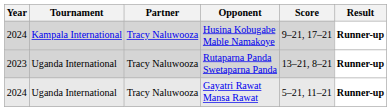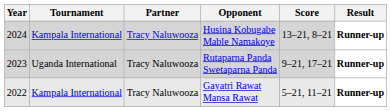(307, 35) 9–21, 17–21 -> (307, 35) 13–21, 8–21
(307, 64) 13–21, 8–21 -> (307, 64) 9–21, 17–21
(17, 92) 2024 -> (17, 92) 2022
(74, 92) Uganda International -> (77, 92) Kampala International
